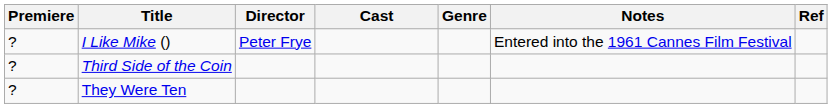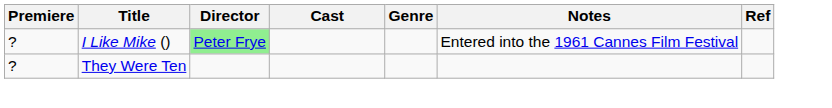(275, 41) no background -> (230, 41) lightgreen background
- row: (157, 66)
